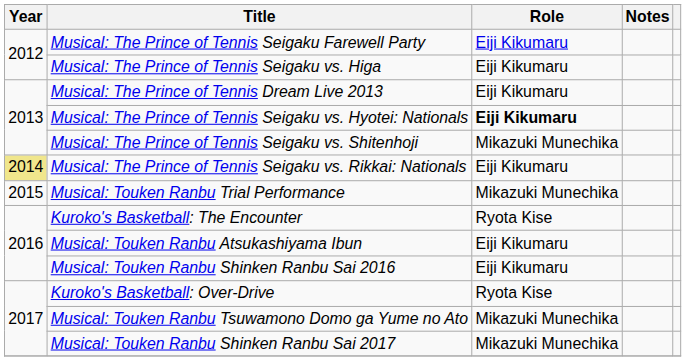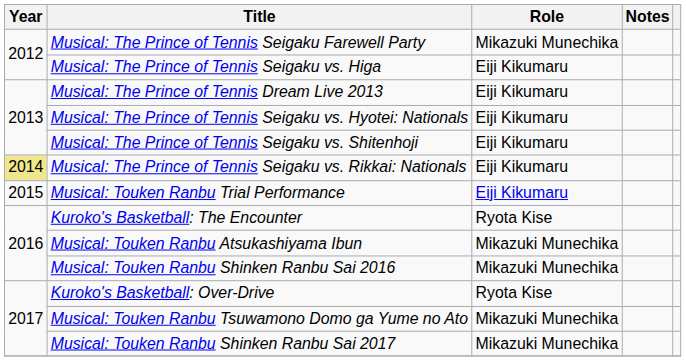(522, 42) Eiji Kikumaru -> (547, 42) Mikazuki Munechika
(526, 117) bold -> (522, 117) normal
(547, 142) Mikazuki Munechika -> (522, 142) Eiji Kikumaru
(547, 192) Mikazuki Munechika -> (522, 192) Eiji Kikumaru
(522, 243) Eiji Kikumaru -> (547, 243) Mikazuki Munechika
(522, 268) Eiji Kikumaru -> (547, 268) Mikazuki Munechika
